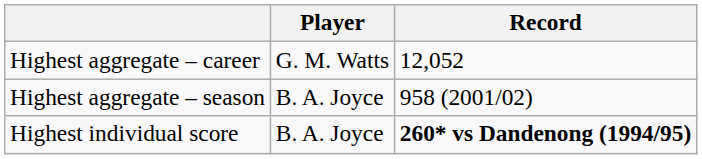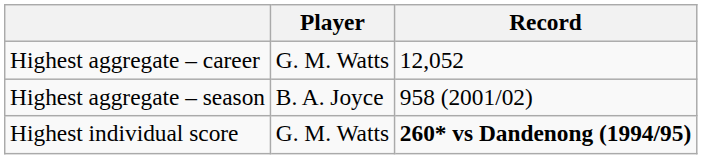(330, 134) B. A. Joyce -> (332, 134) G. M. Watts
